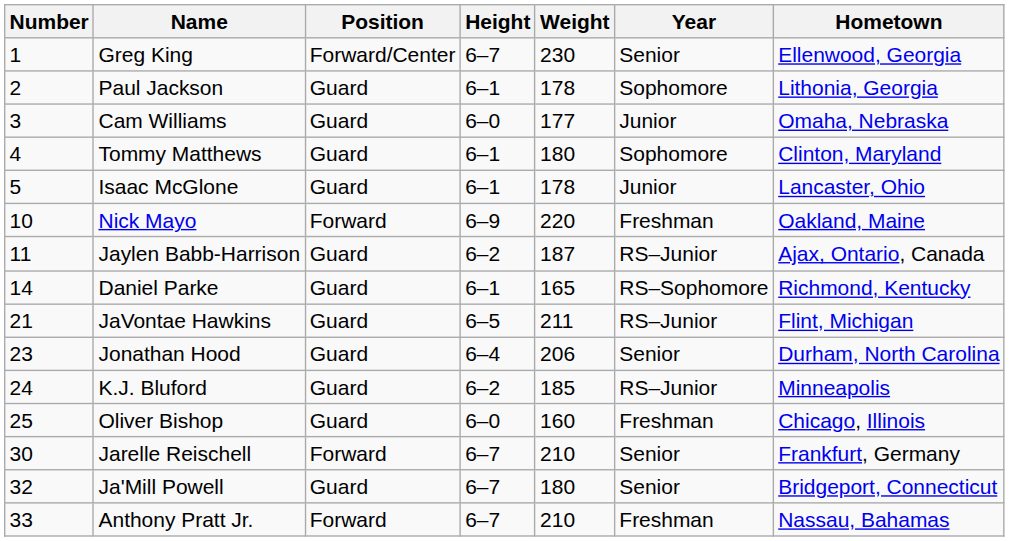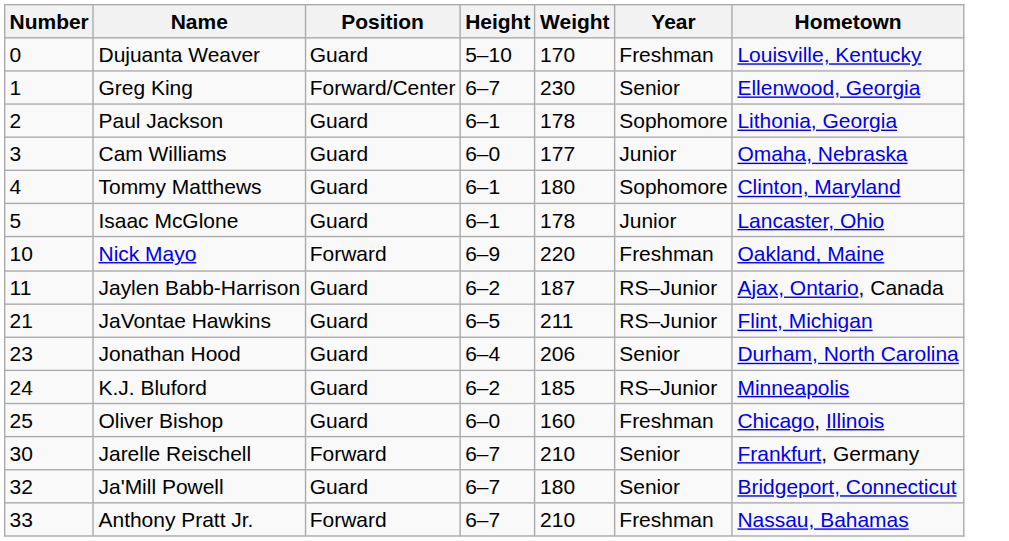+ row: (179, 55)
- row: (159, 287)
